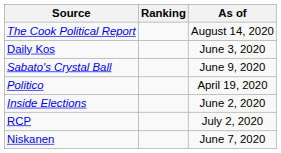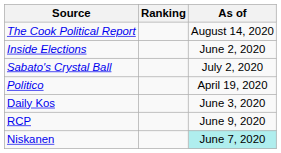rows swapped: (47, 103) <-> (31, 49)
(232, 67) June 9, 2020 -> (232, 67) July 2, 2020
(232, 121) July 2, 2020 -> (232, 121) June 9, 2020
(232, 139) no background -> (232, 139) paleturquoise background
